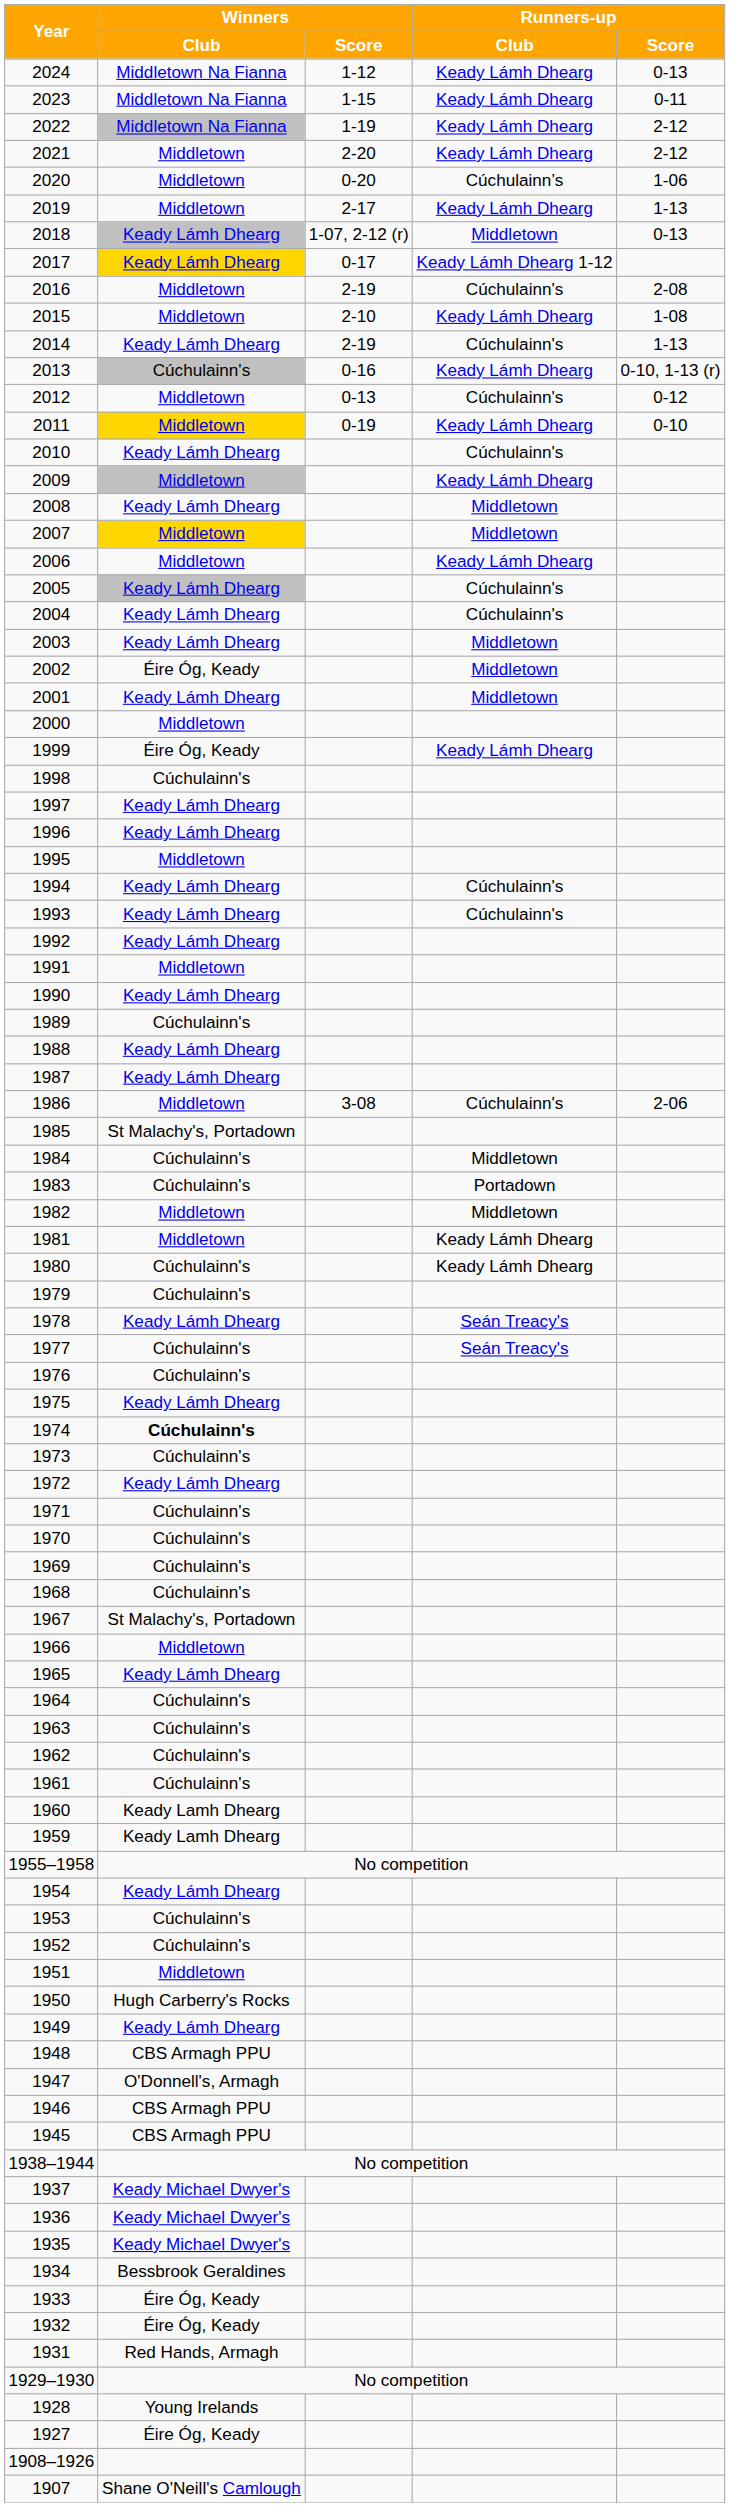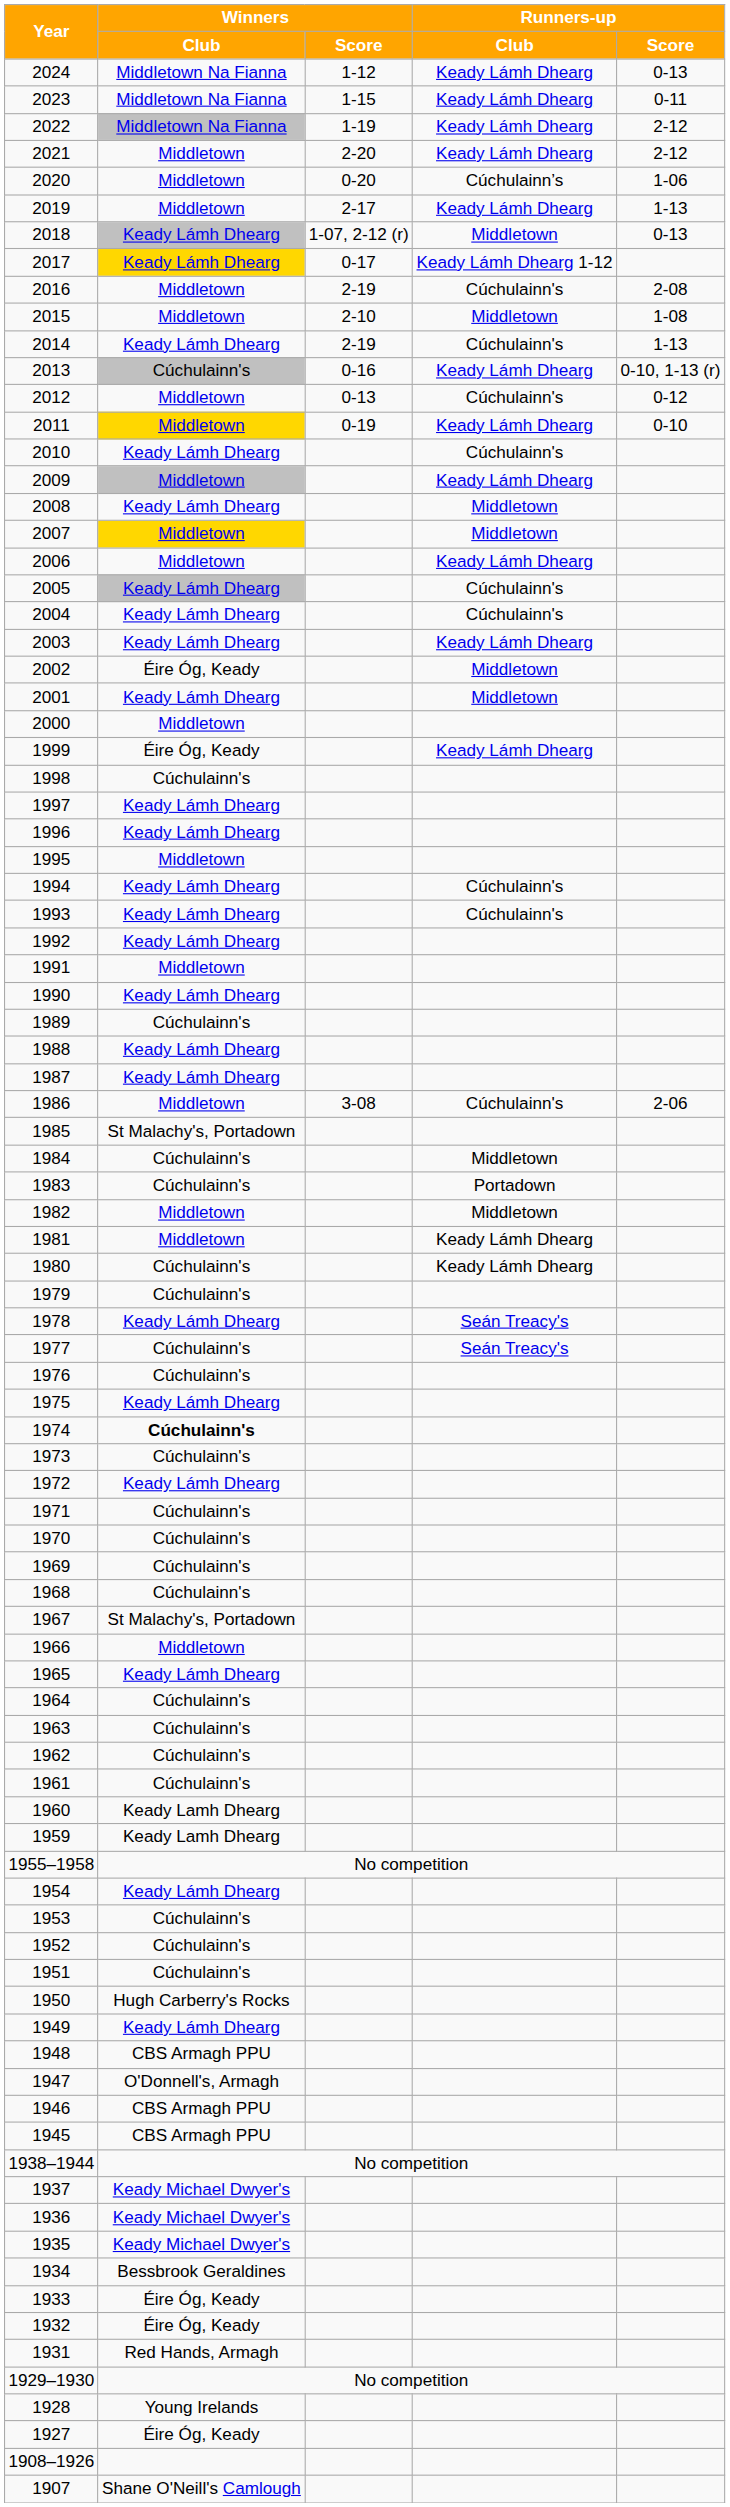(515, 316) Keady Lámh Dhearg -> (515, 316) Middletown
(515, 642) Middletown -> (515, 642) Keady Lámh Dhearg
(201, 1972) Middletown -> (201, 1972) Cúchulainn's
